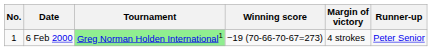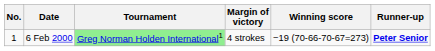columns swapped: (275, 17) <-> (348, 17)
(399, 38) normal -> (401, 38) bold
